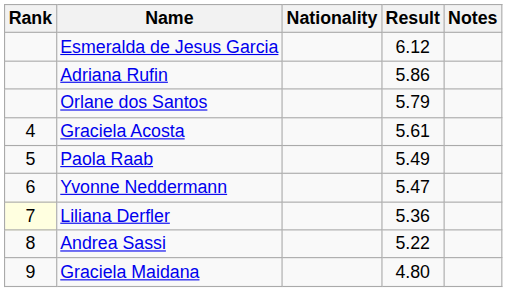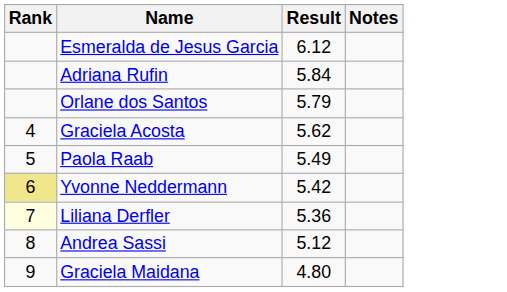- column: (332, 18)
(413, 74) 5.86 -> (314, 74) 5.84
(413, 131) 5.61 -> (314, 131) 5.62
(30, 187) no background -> (30, 187) khaki background
(413, 187) 5.47 -> (314, 187) 5.42
(413, 243) 5.22 -> (314, 243) 5.12
